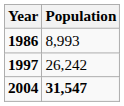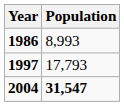(66, 64) 26,242 -> (66, 64) 17,793
